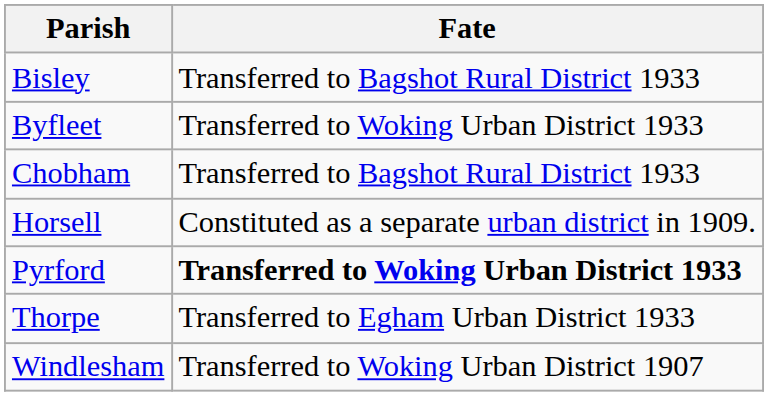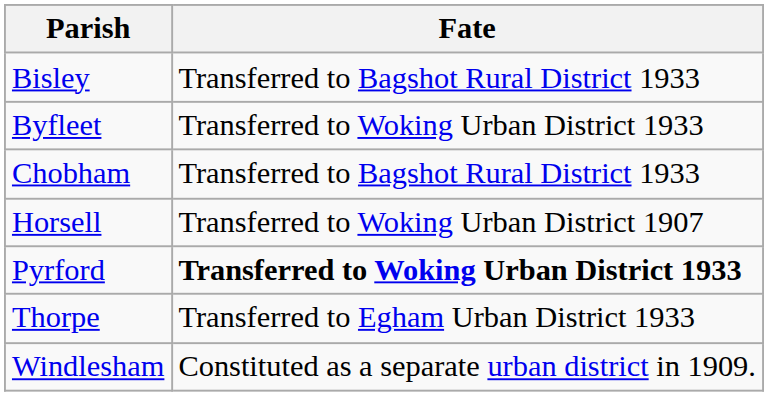(467, 221) Constituted as a separate urban district in 1909. -> (441, 221) Transferred to Woking Urban District 1907
(441, 366) Transferred to Woking Urban District 1907 -> (467, 366) Constituted as a separate urban district in 1909.
